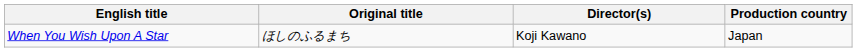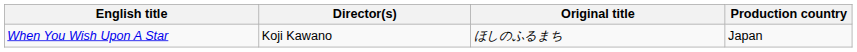columns swapped: (386, 14) <-> (619, 14)
